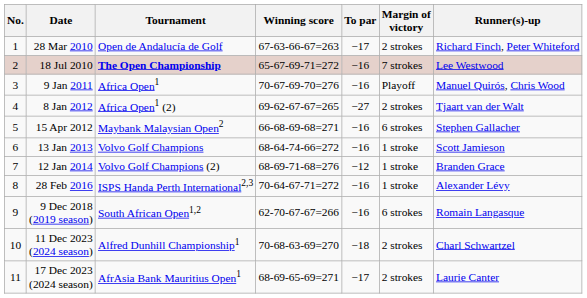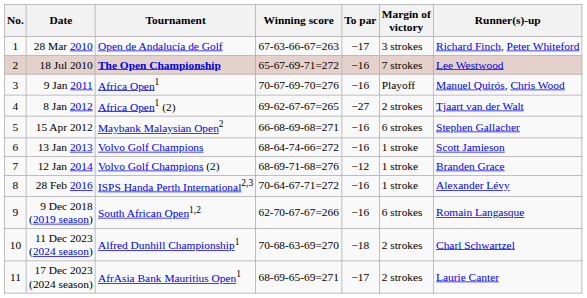(402, 46) 2 strokes -> (402, 46) 3 strokes
